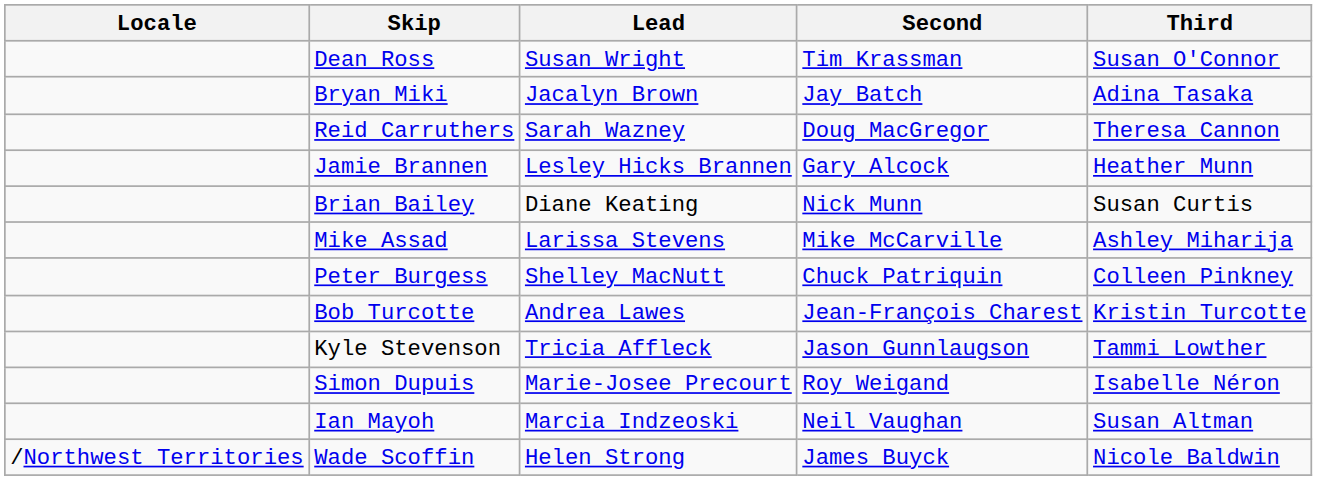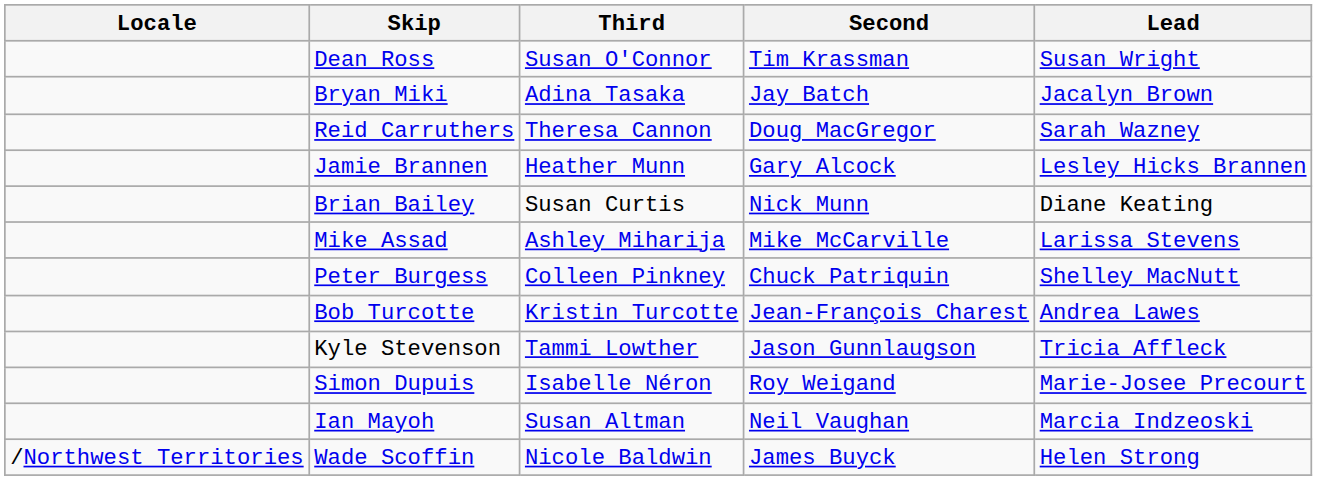columns swapped: (1200, 23) <-> (658, 23)
